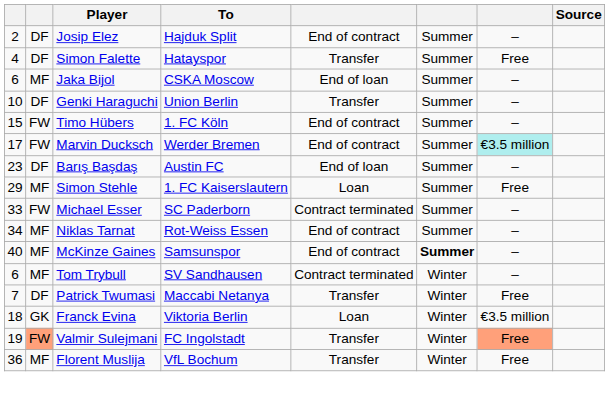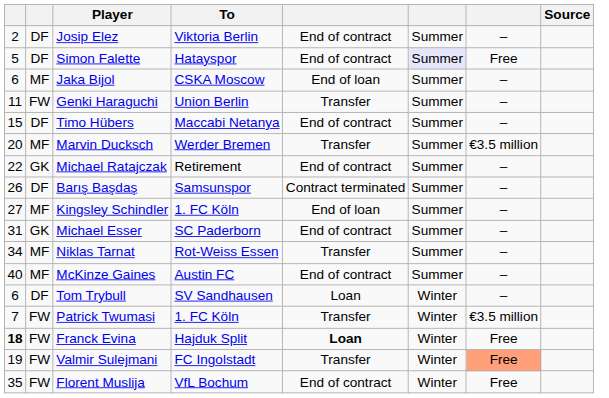(200, 36) Hajduk Split -> (216, 36) Viktoria Berlin
(15, 58) 4 -> (15, 58) 5
(354, 58) Transfer -> (346, 58) End of contract
(447, 58) no background -> (437, 58) lavender background
(15, 101) 10 -> (15, 101) 11
(40, 101) DF -> (40, 101) FW
(40, 123) FW -> (40, 123) DF
(196, 123) 1. FC Köln -> (227, 123) Maccabi Netanya
(15, 144) 17 -> (15, 144) 20
(40, 144) FW -> (40, 144) MF
(354, 144) End of contract -> (346, 144) Transfer
(515, 144) paleturquoise background -> (504, 144) no background
+ row: (112, 166)
(15, 166) 23 -> (15, 187) 26
(194, 166) Austin FC -> (213, 187) Samsunspor
(354, 166) End of loan -> (346, 187) Contract terminated
+ row: (112, 209)
- row: (97, 187)
(15, 209) 33 -> (15, 230) 31
(40, 209) FW -> (40, 230) GK
(354, 209) Contract terminated -> (346, 230) End of contract
(354, 230) End of contract -> (346, 252) Transfer
(202, 252) Samsunspor -> (204, 274) Austin FC
(447, 252) bold -> (437, 274) normal
(40, 274) MF -> (40, 295) DF
(354, 274) Contract terminated -> (346, 295) Loan
(40, 295) DF -> (40, 317) FW
(216, 295) Maccabi Netanya -> (207, 317) 1. FC Köln
(515, 295) Free -> (504, 317) €3.5 million
(15, 317) normal -> (15, 338) bold
(40, 317) GK -> (40, 338) FW
(206, 317) Viktoria Berlin -> (211, 338) Hajduk Split
(354, 317) normal -> (346, 338) bold
(515, 317) €3.5 million -> (504, 338) Free
(40, 338) lightsalmon background -> (40, 360) no background
(15, 360) 36 -> (15, 381) 35
(40, 360) MF -> (40, 381) FW
(354, 360) Transfer -> (346, 381) End of contract
